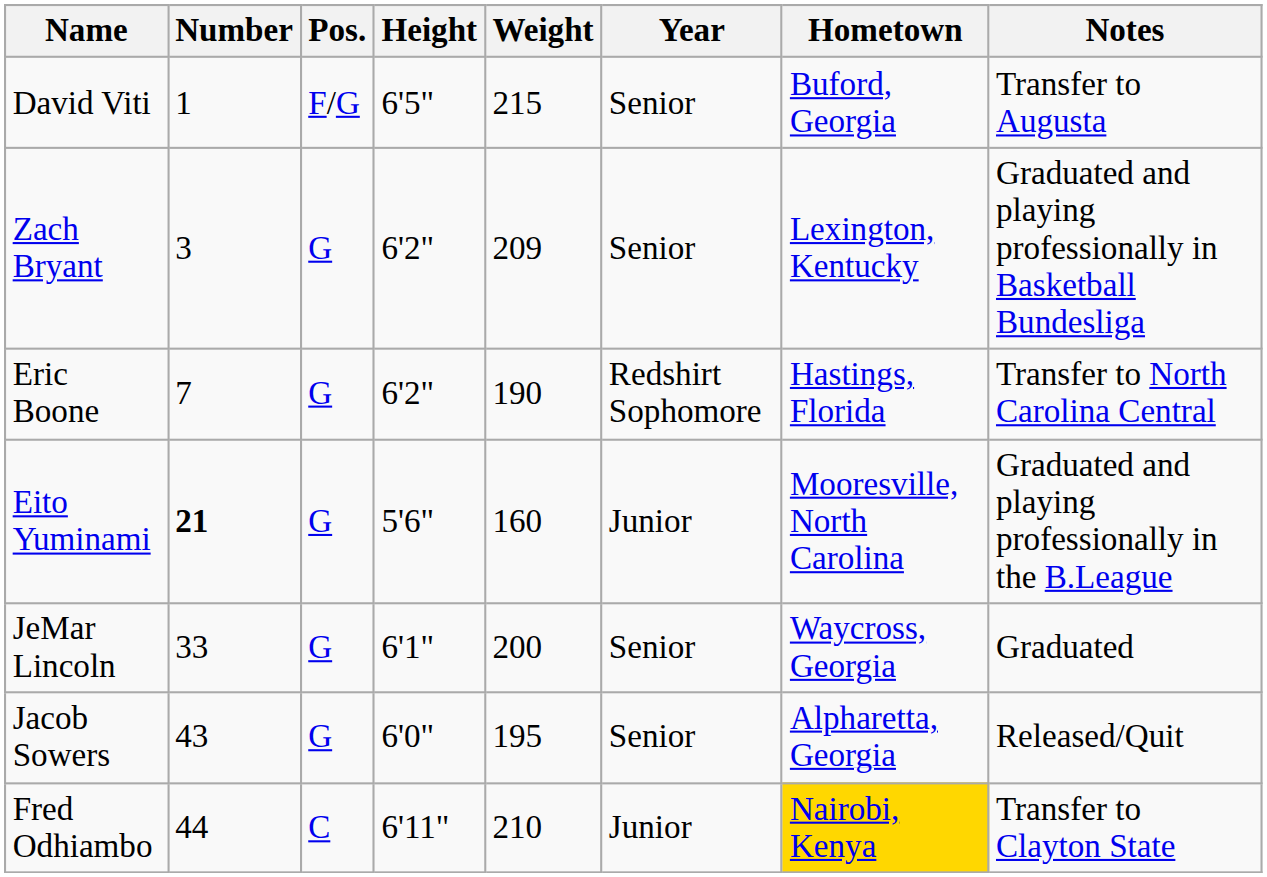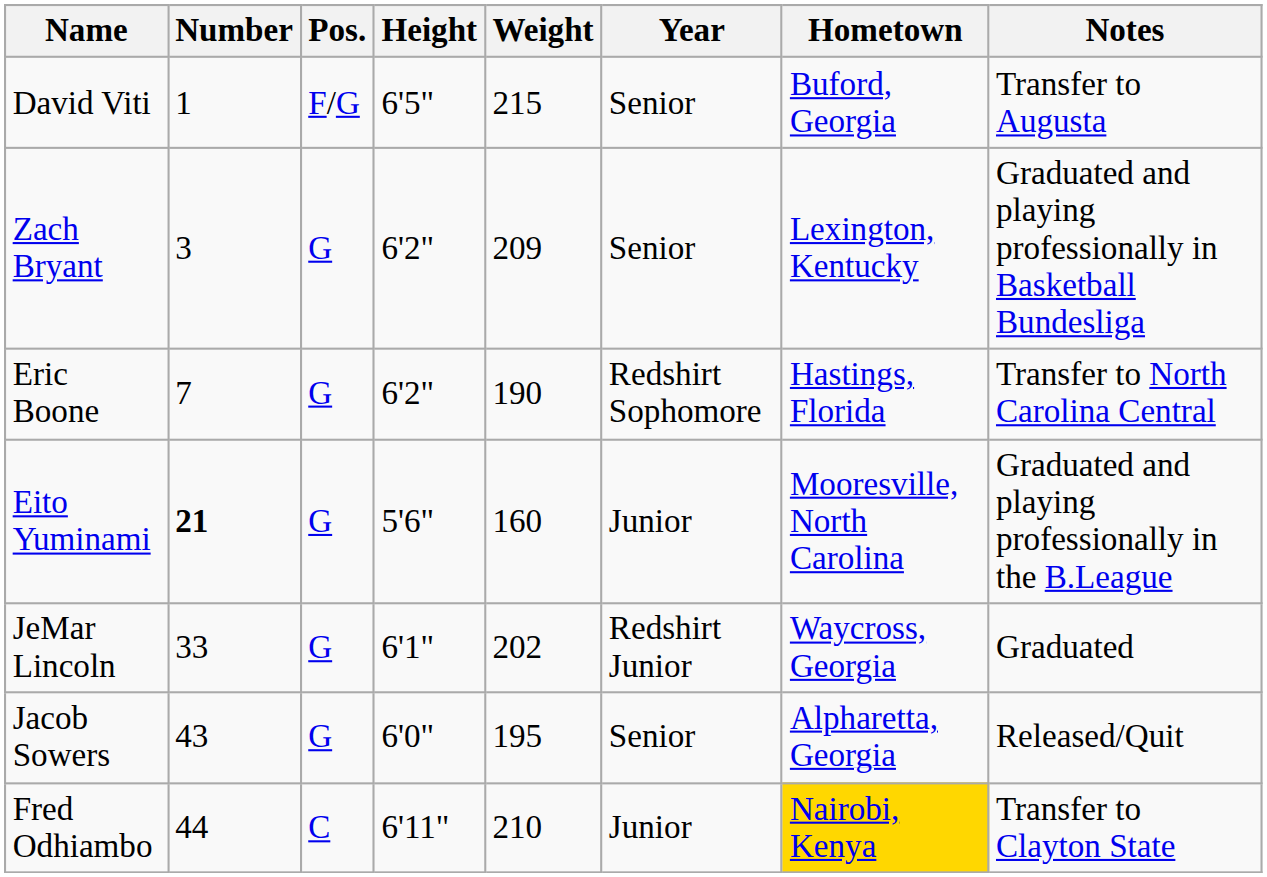(517, 647) 200 -> (517, 647) 202
(652, 647) Senior -> (665, 647) Redshirt Junior
